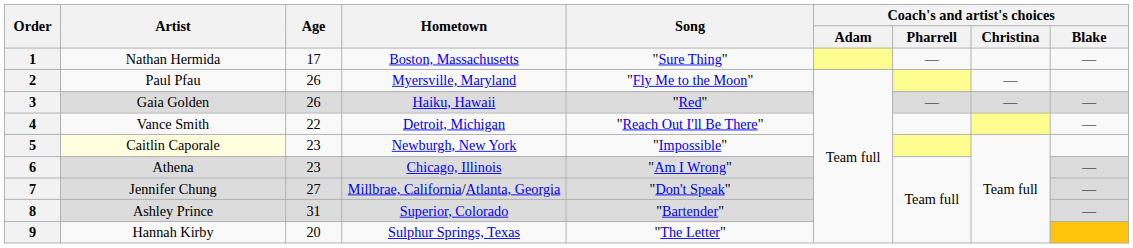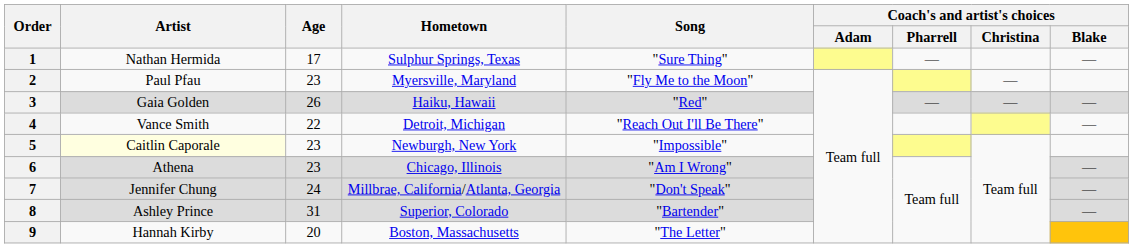(454, 59) Boston, Massachusetts -> (454, 59) Sulphur Springs, Texas
(314, 80) 26 -> (314, 80) 23
(314, 189) 27 -> (314, 189) 24
(454, 232) Sulphur Springs, Texas -> (454, 232) Boston, Massachusetts
